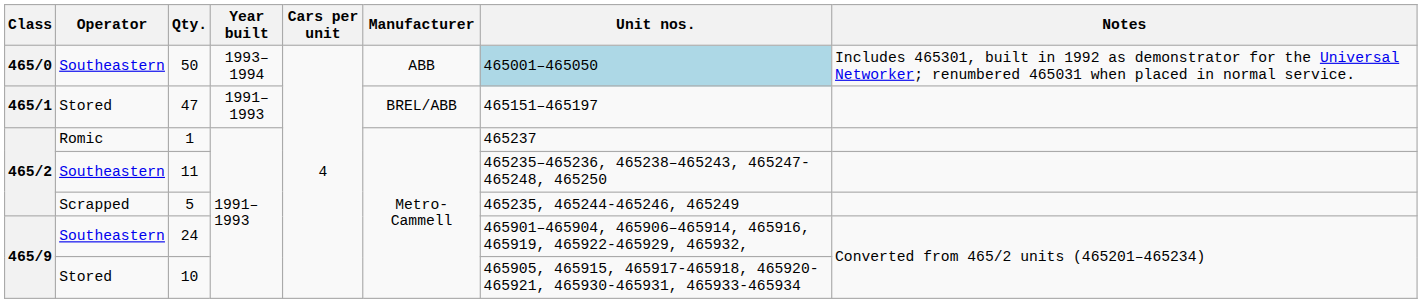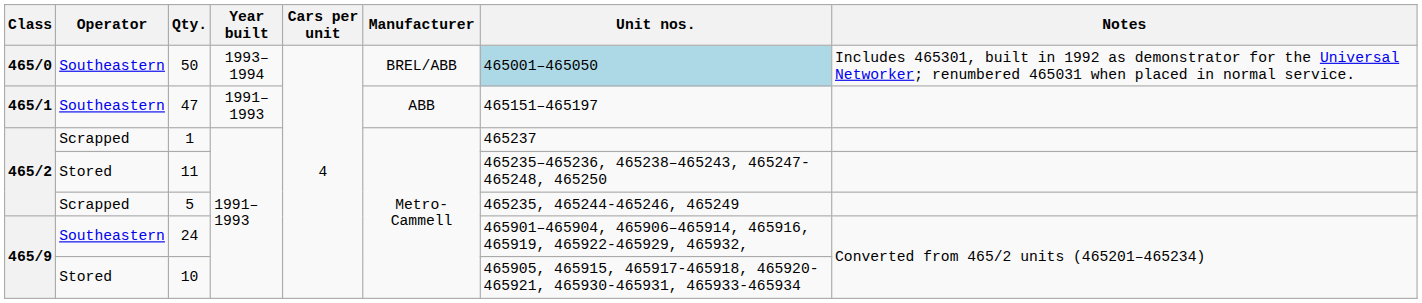(422, 66) ABB -> (422, 66) BREL/ABB
(86, 107) Stored -> (112, 107) Southeastern
(422, 107) BREL/ABB -> (422, 107) ABB
(81, 139) Romic -> (94, 139) Scrapped
(112, 172) Southeastern -> (86, 172) Stored
